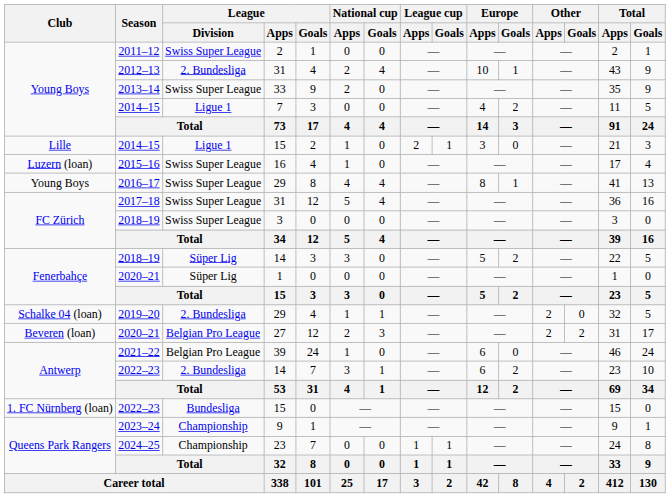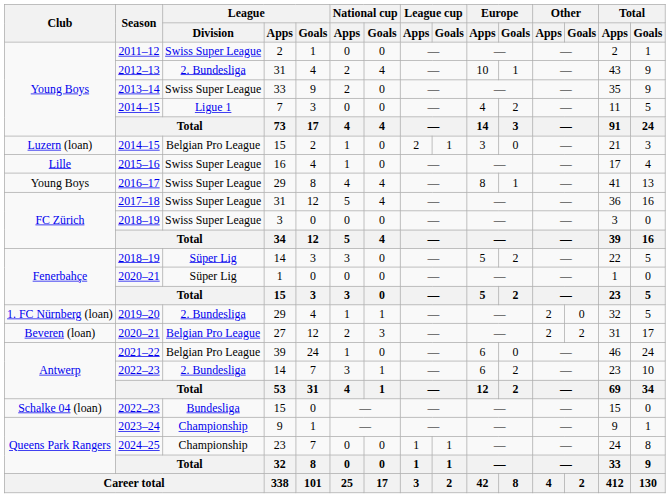(60, 145) Lille -> (60, 145) Luzern (loan)
(213, 145) Ligue 1 -> (213, 145) Belgian Pro League
(60, 164) Luzern (loan) -> (60, 164) Lille
(60, 314) Schalke 04 (loan) -> (60, 314) 1. FC Nürnberg (loan)
(60, 408) 1. FC Nürnberg (loan) -> (60, 408) Schalke 04 (loan)
